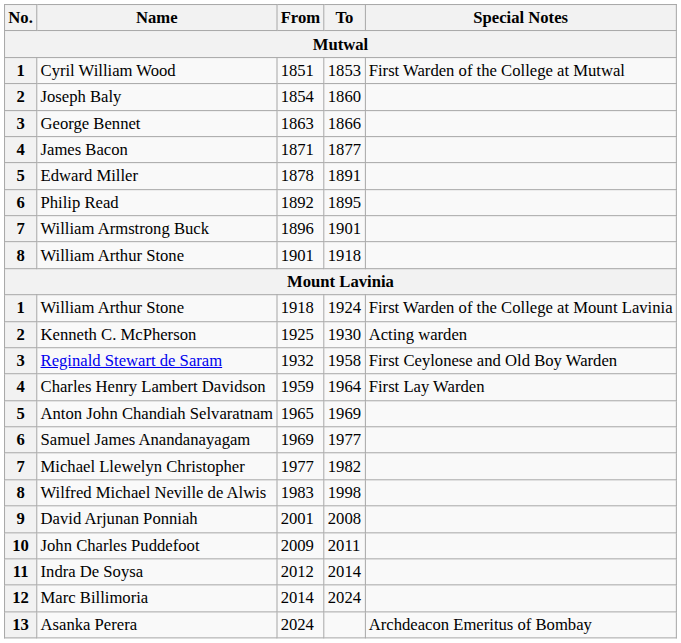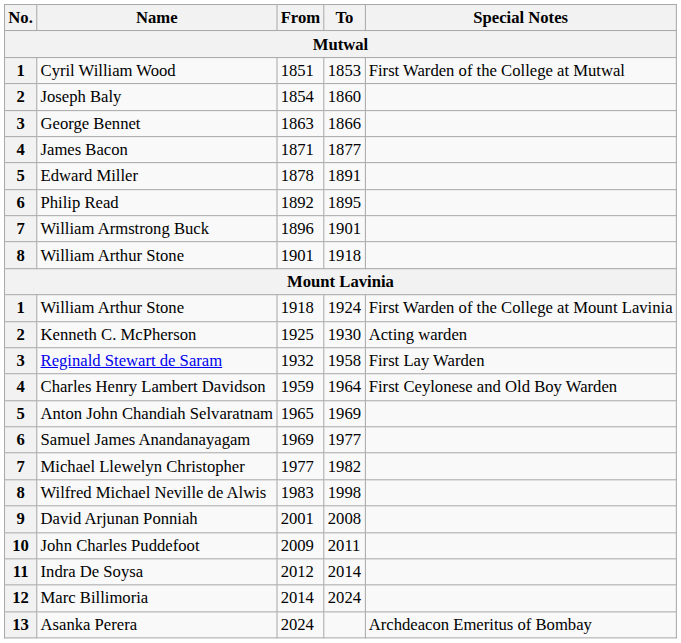(493, 360) First Ceylonese and Old Boy Warden -> (427, 360) First Lay Warden
(427, 387) First Lay Warden -> (493, 387) First Ceylonese and Old Boy Warden
